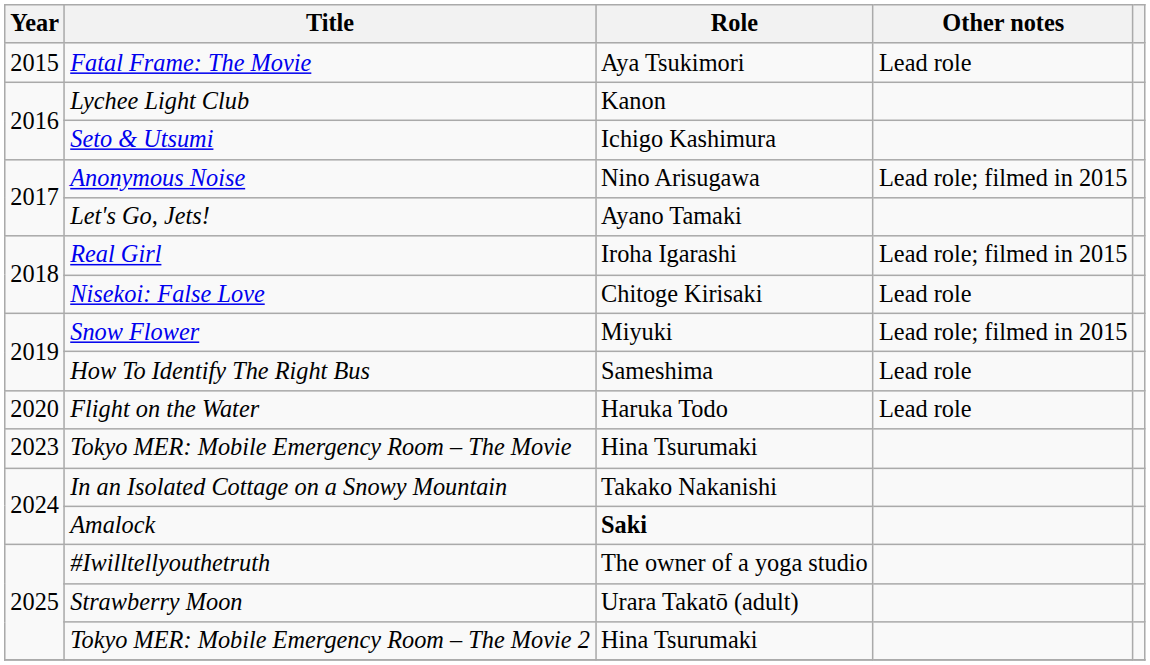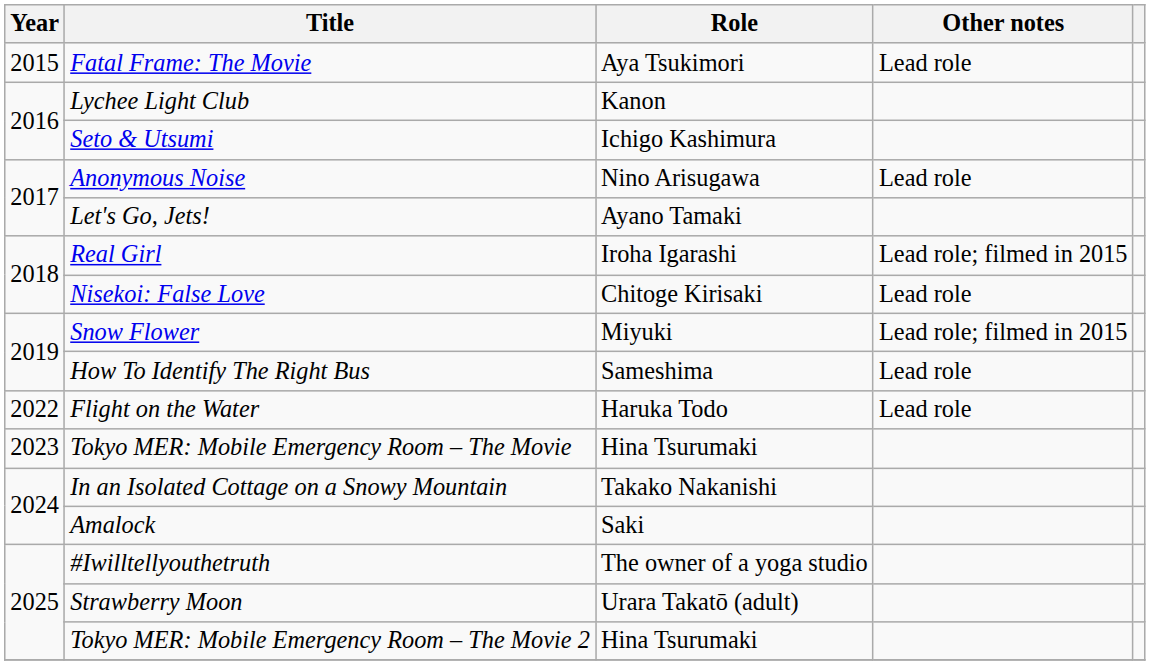(1003, 178) Lead role; filmed in 2015 -> (925, 178) Lead role
(35, 409) 2020 -> (35, 409) 2022
(624, 525) bold -> (623, 525) normal
